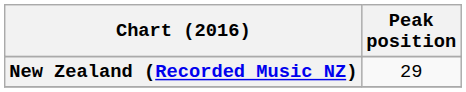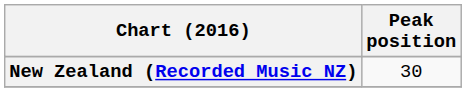(411, 72) 29 -> (411, 72) 30
